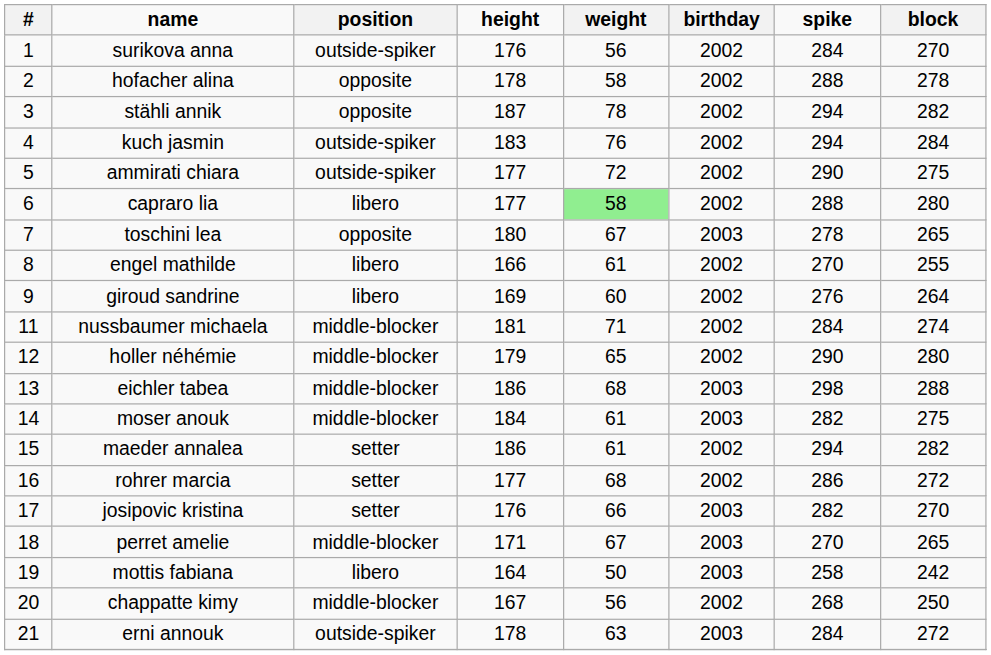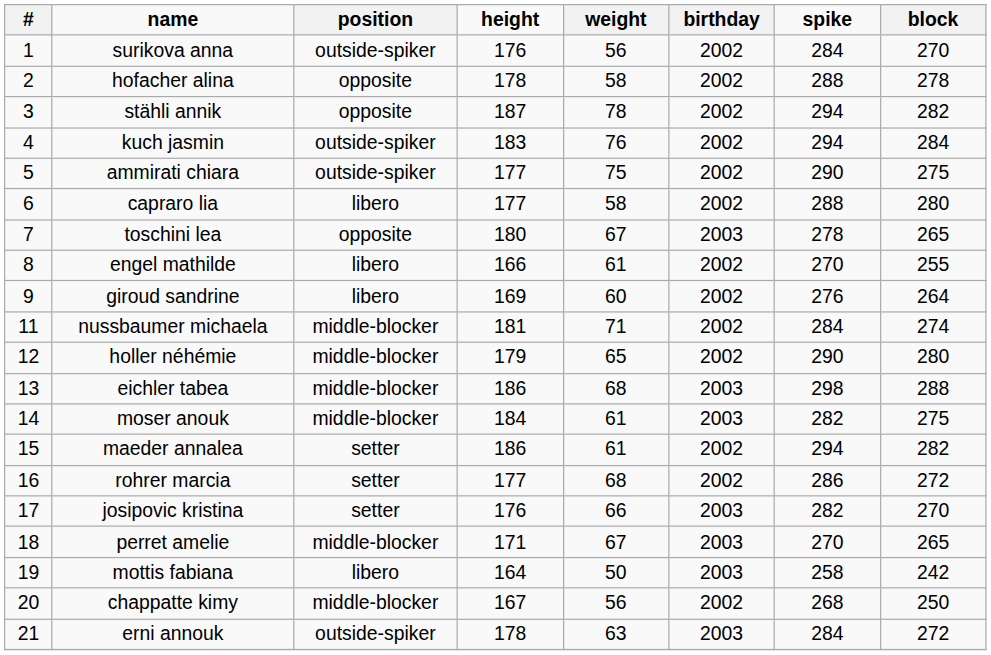(616, 173) 72 -> (616, 173) 75
(616, 204) lightgreen background -> (616, 204) no background
